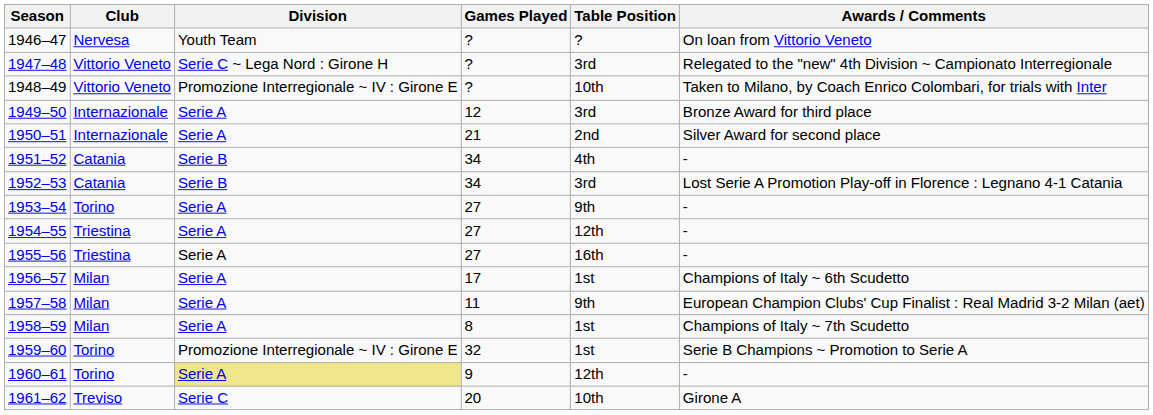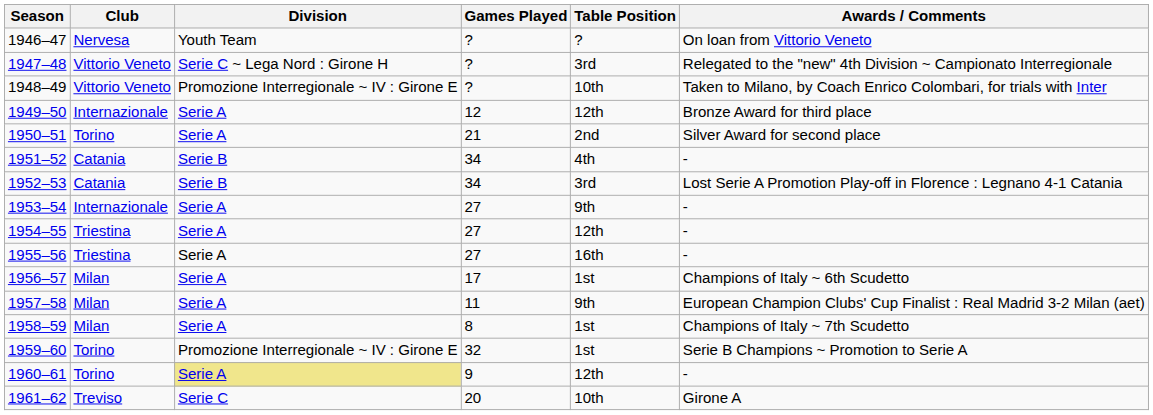(585, 111) 3rd -> (589, 111) 12th
(121, 135) Internazionale -> (94, 135) Torino
(94, 207) Torino -> (121, 207) Internazionale
